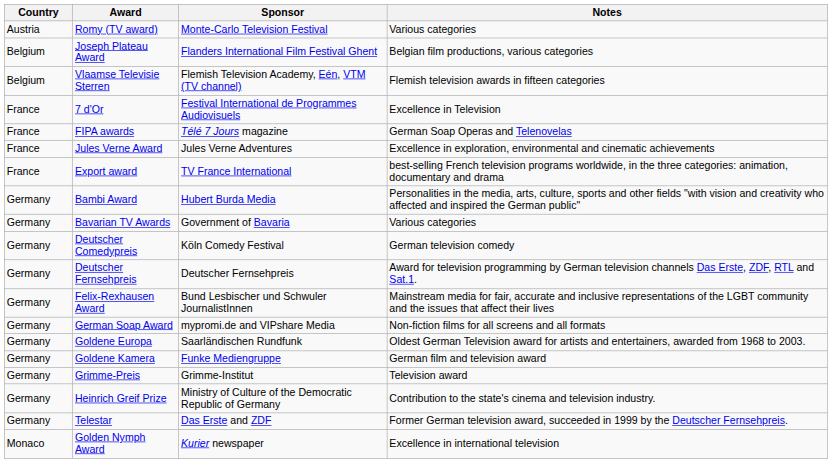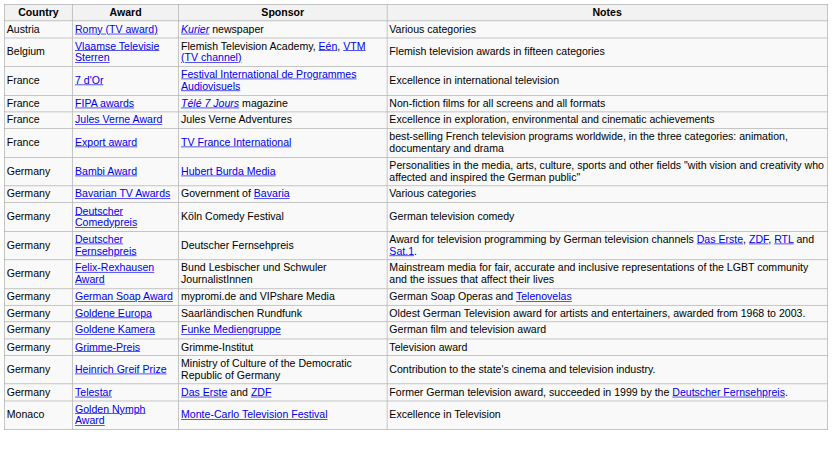(254, 29) Monte-Carlo Television Festival -> (222, 29) Kurier newspaper
- row: (111, 52)
(445, 109) Excellence in Television -> (474, 80) Excellence in international television
(481, 132) German Soap Operas and Telenovelas -> (497, 103) Non-fiction films for all screens and all formats
(497, 325) Non-fiction films for all screens and all formats -> (481, 297) German Soap Operas and Telenovelas
(222, 443) Kurier newspaper -> (254, 415) Monte-Carlo Television Festival
(474, 443) Excellence in international television -> (445, 415) Excellence in Television
